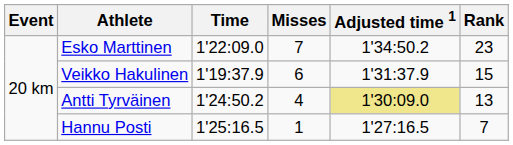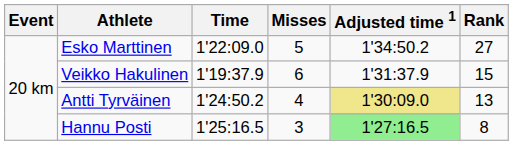(299, 49) 7 -> (299, 49) 5
(484, 49) 23 -> (484, 49) 27
(299, 127) 1 -> (299, 127) 3
(395, 127) no background -> (395, 127) lightgreen background
(484, 127) 7 -> (484, 127) 8
